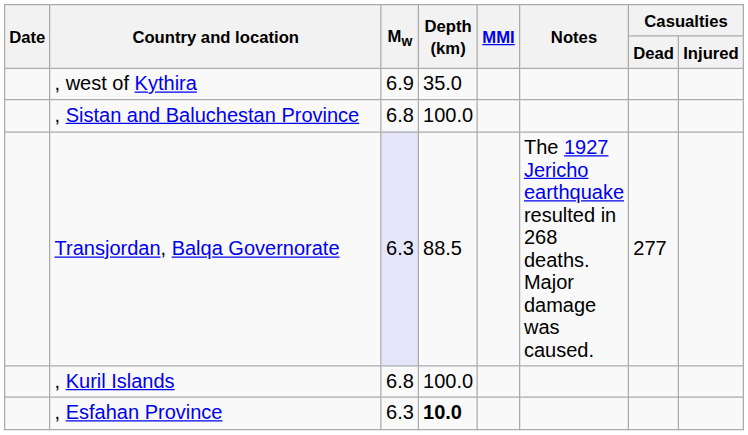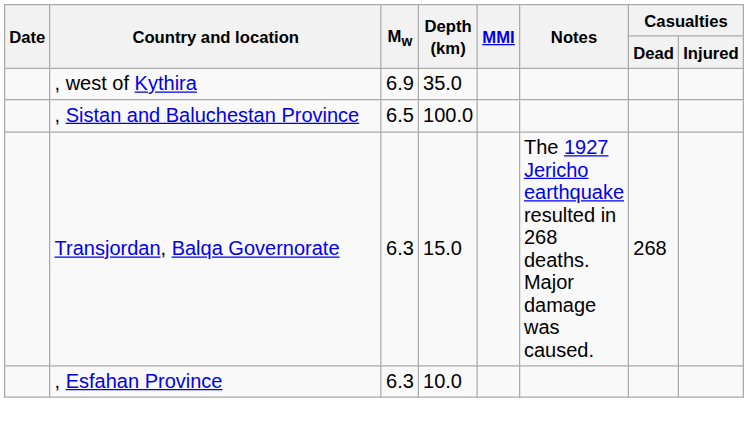(400, 115) 6.8 -> (400, 115) 6.5
(400, 248) lavender background -> (400, 248) no background
(443, 248) 88.5 -> (443, 248) 15.0
(650, 248) 277 -> (650, 248) 268
- row: (115, 381)
(443, 413) bold -> (443, 381) normal
